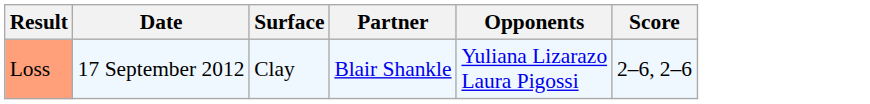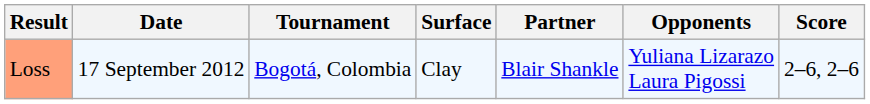+ column: (333, 21)
